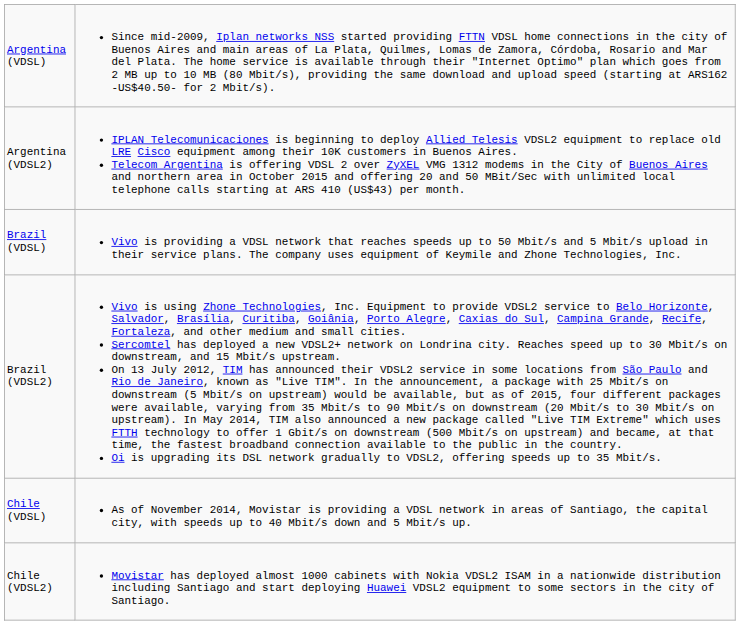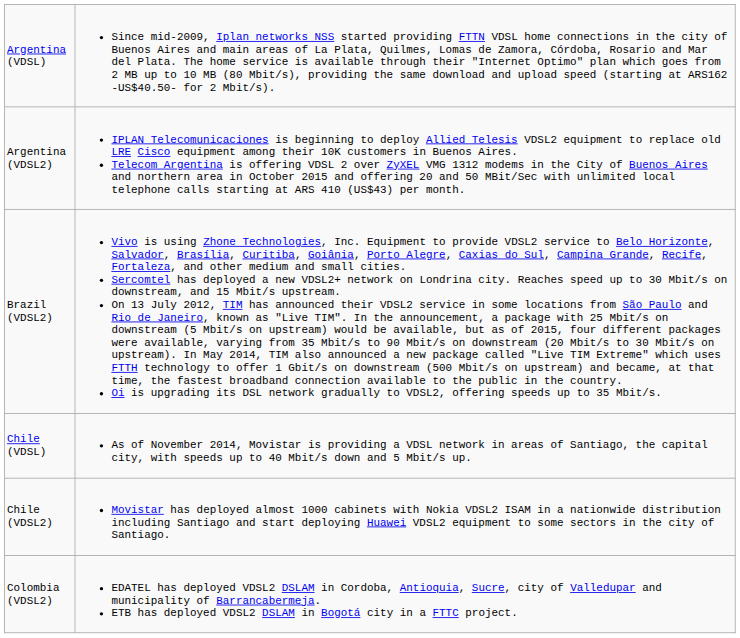- row: (27, 242)
+ row: (33, 594)
